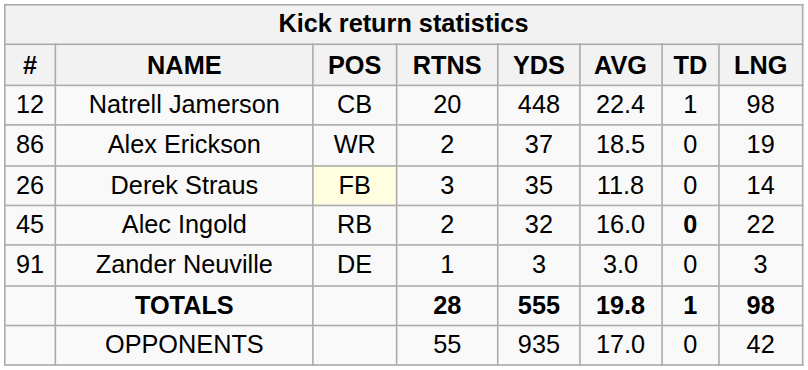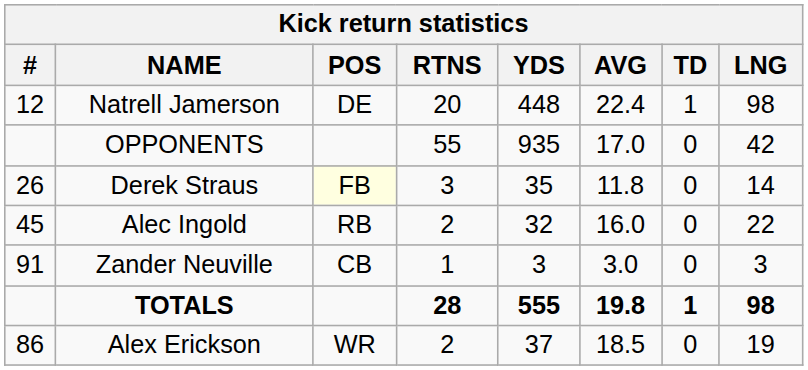(355, 104) CB -> (355, 104) DE
rows swapped: (184, 144) <-> (184, 345)
(690, 225) bold -> (690, 225) normal
(355, 265) DE -> (355, 265) CB
